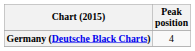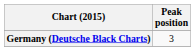(172, 38) 4 -> (172, 38) 3
